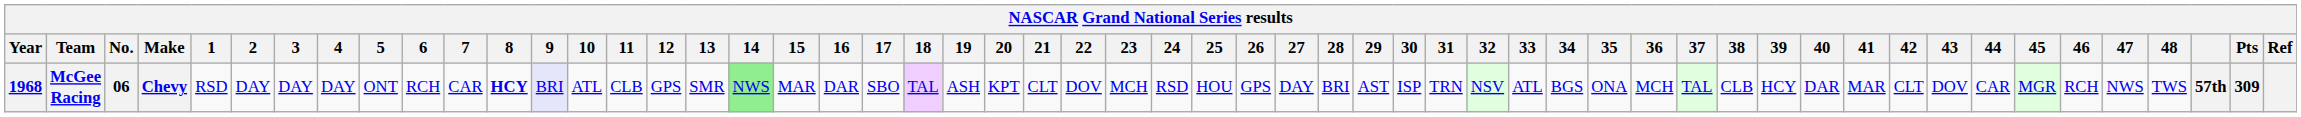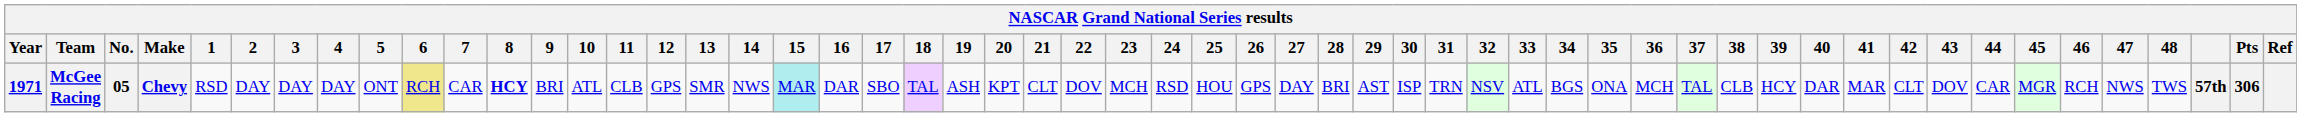(25, 87) 1968 -> (25, 87) 1971
(121, 87) 06 -> (121, 87) 05
(423, 87) no background -> (423, 87) khaki background
(550, 87) lavender background -> (550, 87) no background
(751, 87) lightgreen background -> (751, 87) no background
(797, 87) no background -> (797, 87) paleturquoise background
(2247, 87) 309 -> (2247, 87) 306
